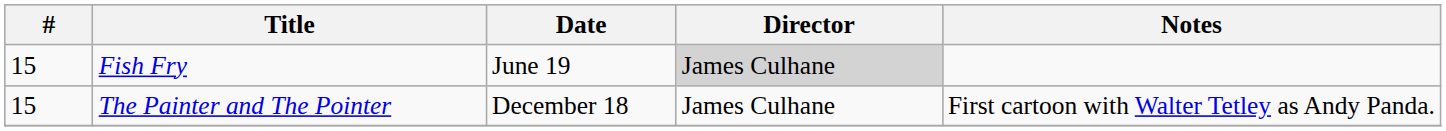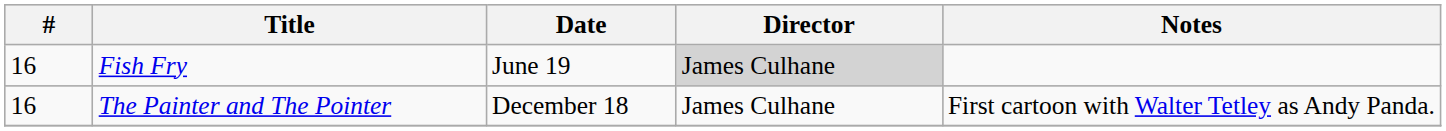(23, 65) 15 -> (23, 65) 16
(23, 105) 15 -> (23, 105) 16
